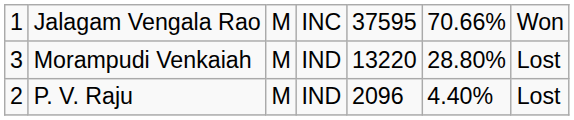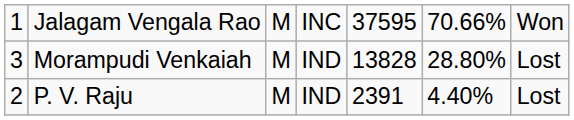(384, 59) 13220 -> (384, 59) 13828
(378, 96) 2096 -> (378, 96) 2391
